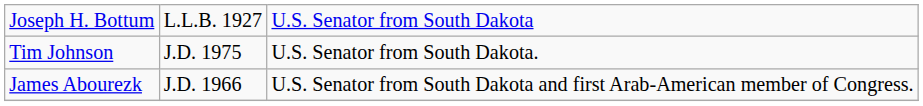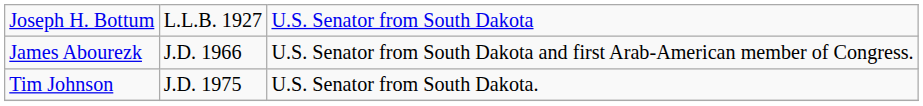rows swapped: (76, 84) <-> (61, 52)
